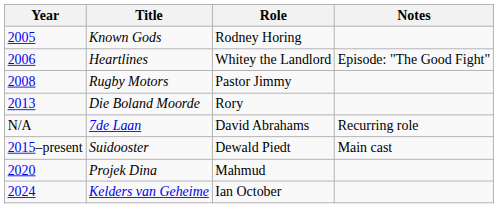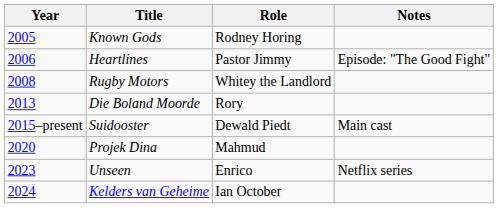(273, 59) Whitey the Landlord -> (253, 59) Pastor Jimmy
(253, 81) Pastor Jimmy -> (273, 81) Whitey the Landlord
- row: (115, 125)
+ row: (110, 170)
